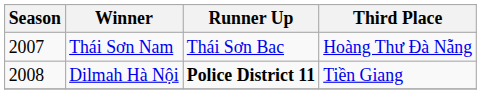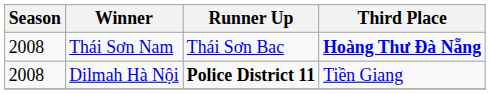(26, 46) 2007 -> (26, 46) 2008
(398, 46) normal -> (402, 46) bold
